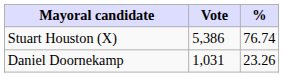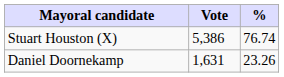(208, 60) 1,031 -> (208, 60) 1,631
